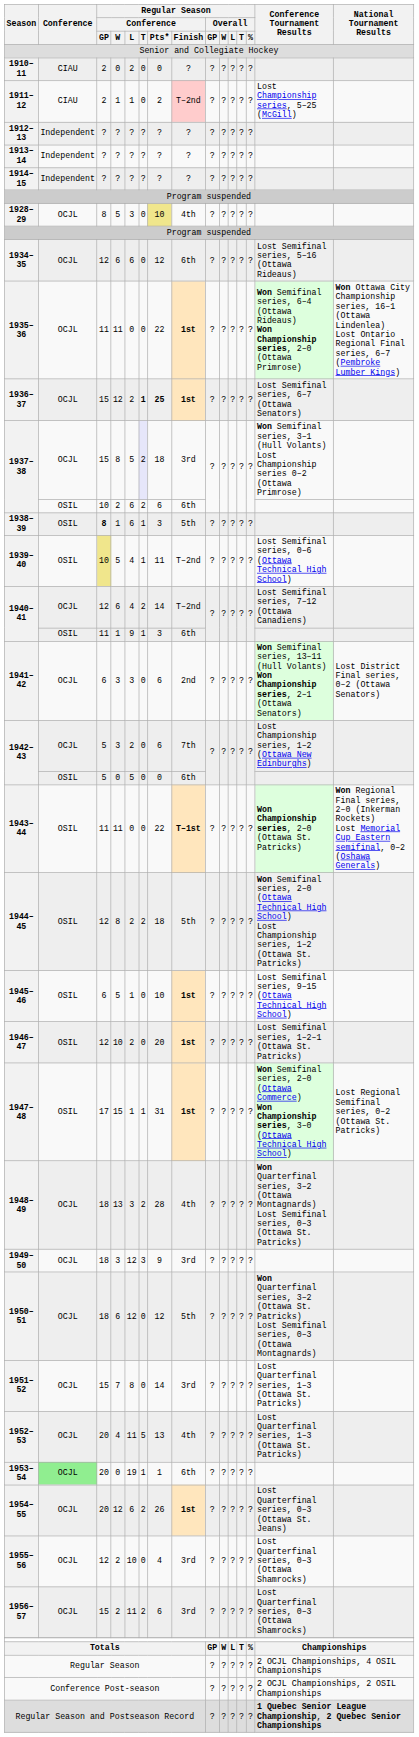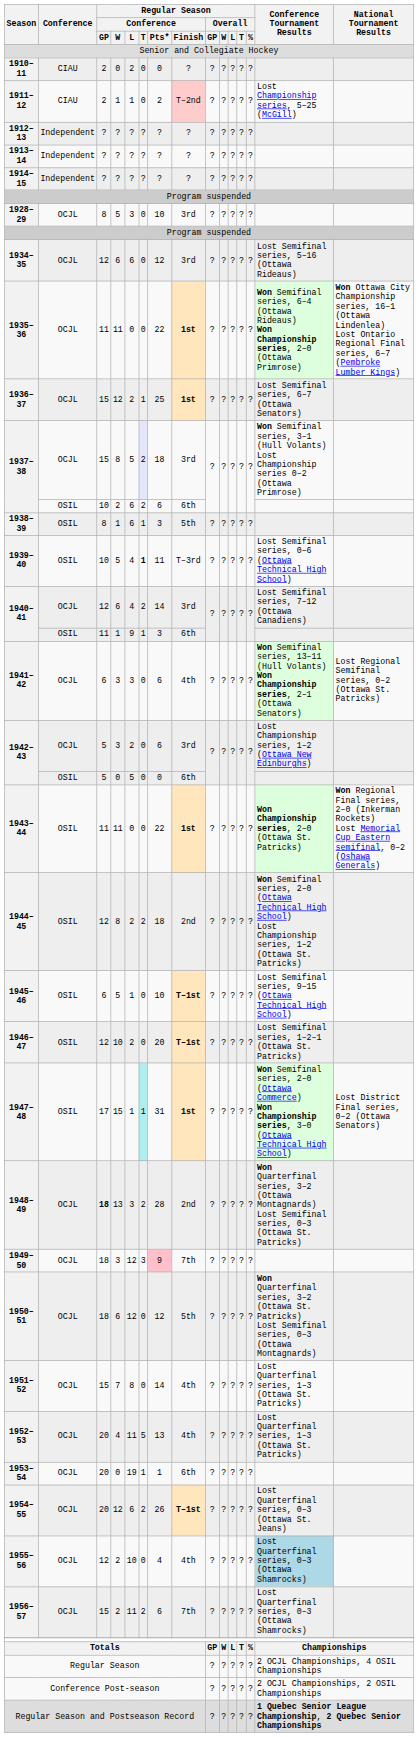(160, 215) khaki background -> (160, 215) no background
(188, 215) 4th -> (188, 215) 3rd
(188, 261) 6th -> (188, 261) 3rd
(143, 400) bold -> (143, 400) normal
(160, 400) bold -> (160, 400) normal
(104, 525) bold -> (104, 525) normal
(104, 561) khaki background -> (104, 561) no background
(143, 561) normal -> (143, 561) bold
(188, 561) T–2nd -> (188, 561) T–3rd
(188, 608) T–2nd -> (188, 608) 3rd
(188, 681) 2nd -> (188, 681) 4th
(368, 681) Lost District Final series, 0–2 (Ottawa Senators) -> (368, 681) Lost Regional Semifinal series, 0–2 (Ottawa St. Patricks)
(188, 746) 7th -> (188, 746) 3rd
(188, 829) T–1st -> (188, 829) 1st
(188, 922) 5th -> (188, 922) 2nd
(188, 997) 1st -> (188, 997) T–1st
(188, 1043) 1st -> (188, 1043) T–1st
(143, 1112) no background -> (143, 1112) paleturquoise background
(368, 1112) Lost Regional Semifinal series, 0–2 (Ottawa St. Patricks) -> (368, 1112) Lost District Final series, 0–2 (Ottawa Senators)
(104, 1205) normal -> (104, 1205) bold
(188, 1205) 4th -> (188, 1205) 2nd
(160, 1261) no background -> (160, 1261) pink background
(188, 1261) 3rd -> (188, 1261) 7th
(188, 1386) 3rd -> (188, 1386) 4th
(68, 1474) lightgreen background -> (68, 1474) no background
(188, 1511) 1st -> (188, 1511) T–1st
(188, 1562) 3rd -> (188, 1562) 4th
(287, 1562) no background -> (287, 1562) lightblue background
(188, 1612) 3rd -> (188, 1612) 7th
